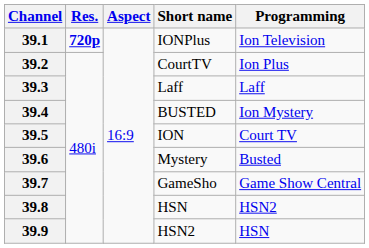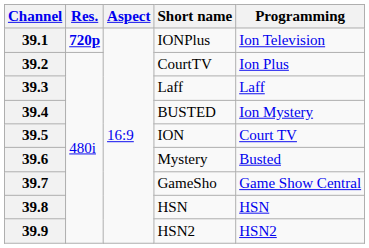(258, 207) HSN2 -> (254, 207) HSN
(254, 231) HSN -> (258, 231) HSN2
